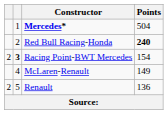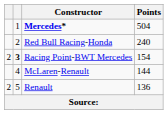(143, 41) bold -> (143, 41) normal
(143, 71) 149 -> (143, 71) 144
